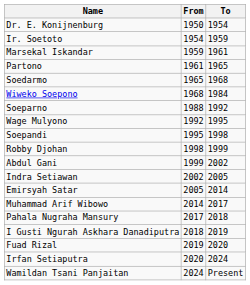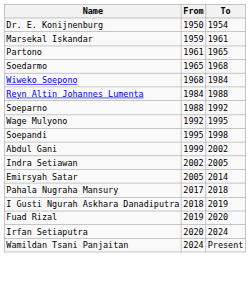- row: (34, 39)
+ row: (75, 94)
- row: (37, 149)
- row: (57, 204)
